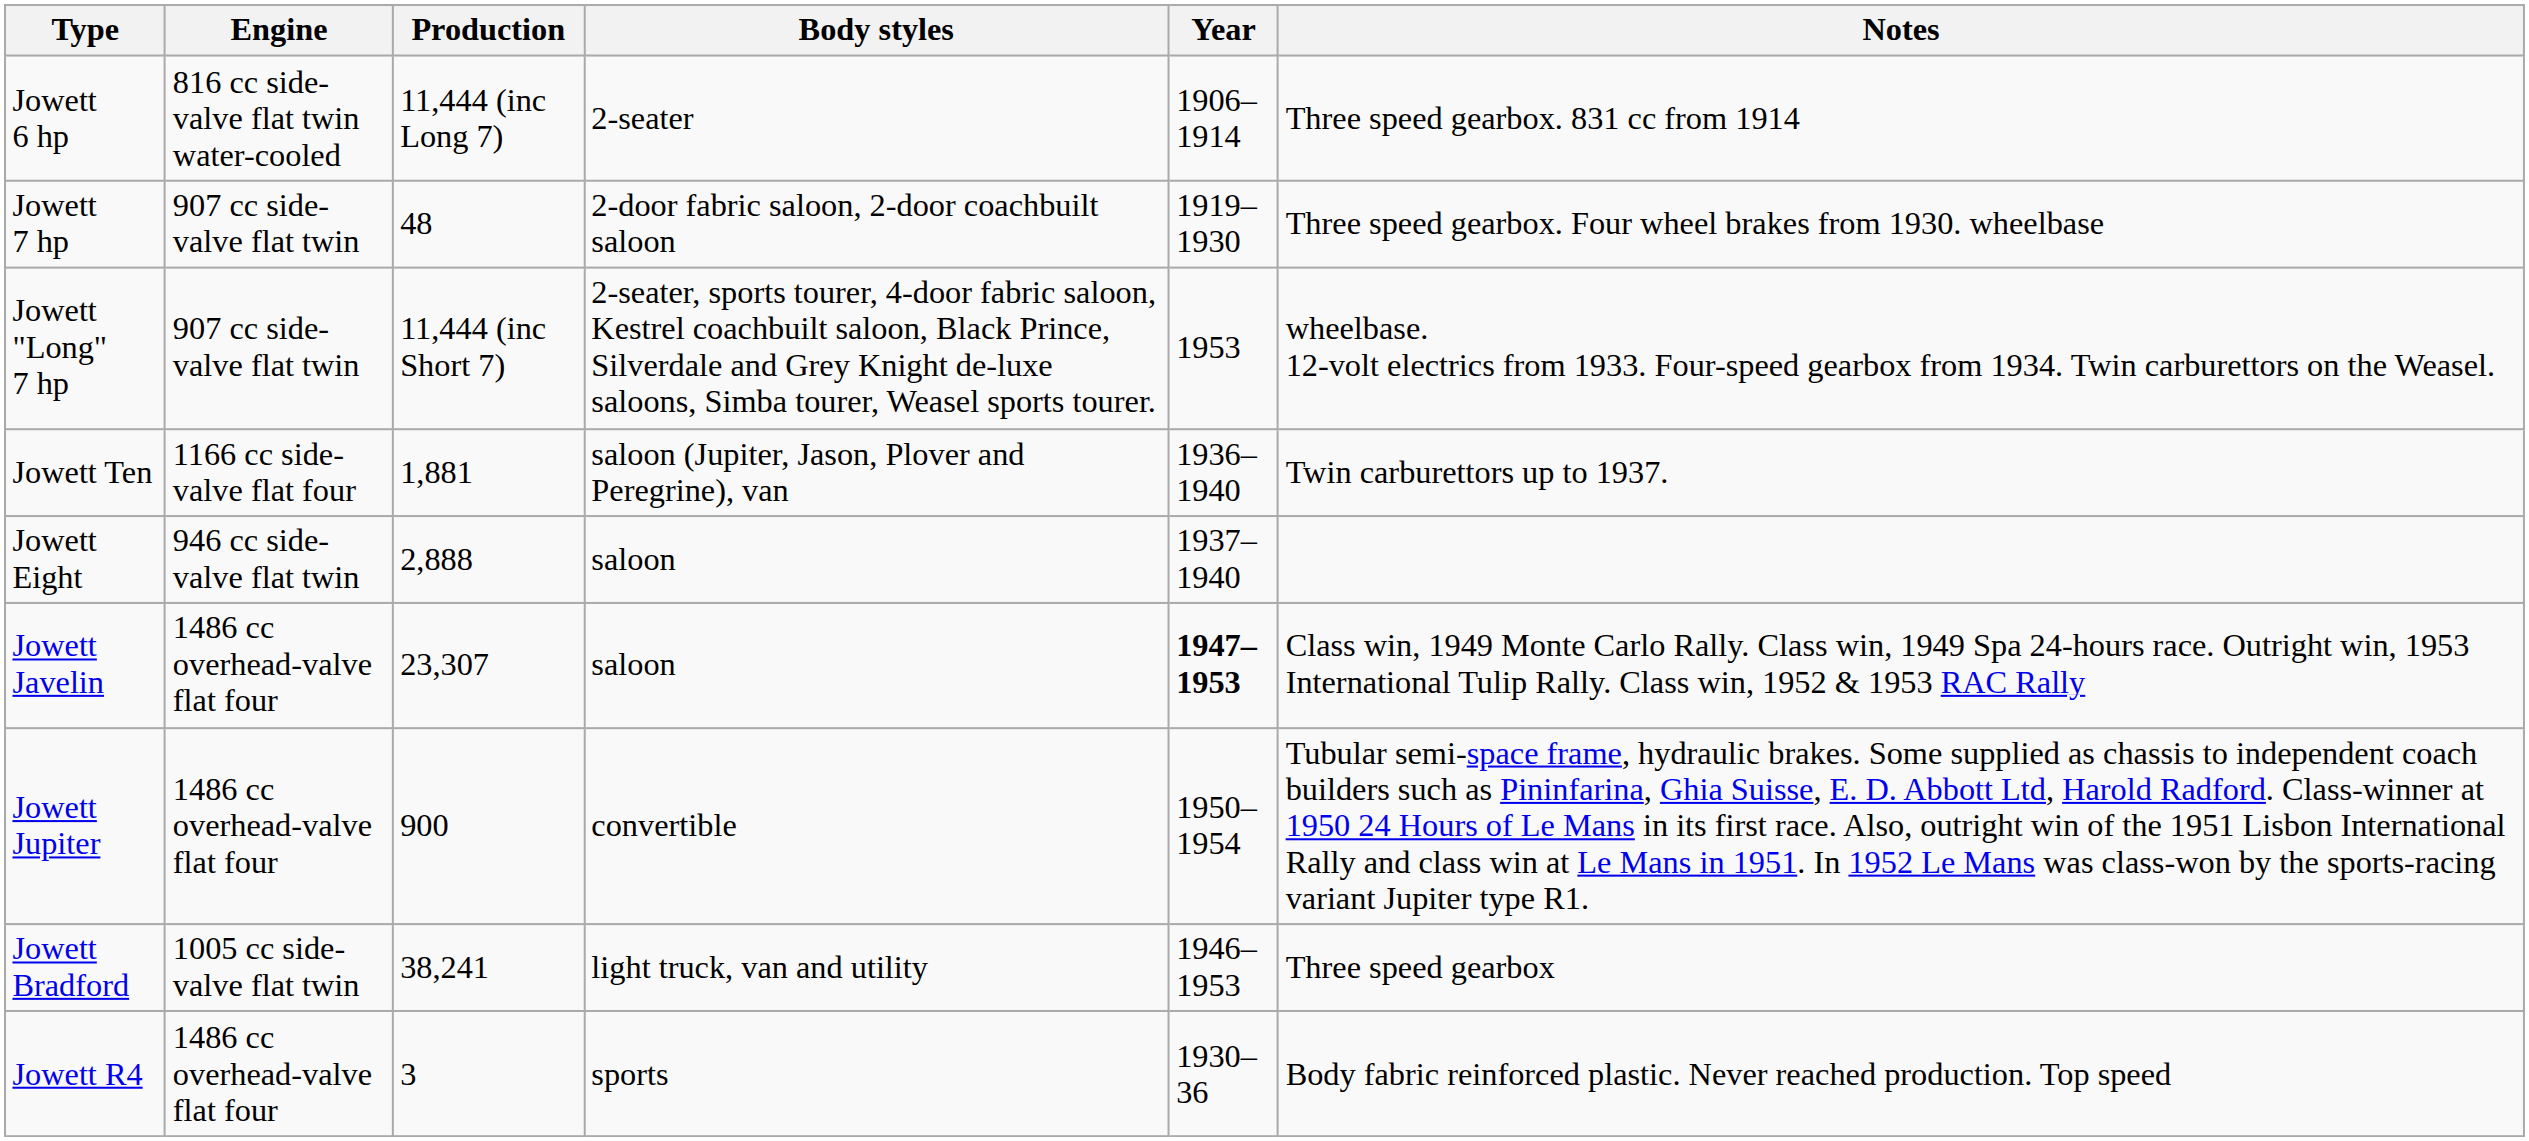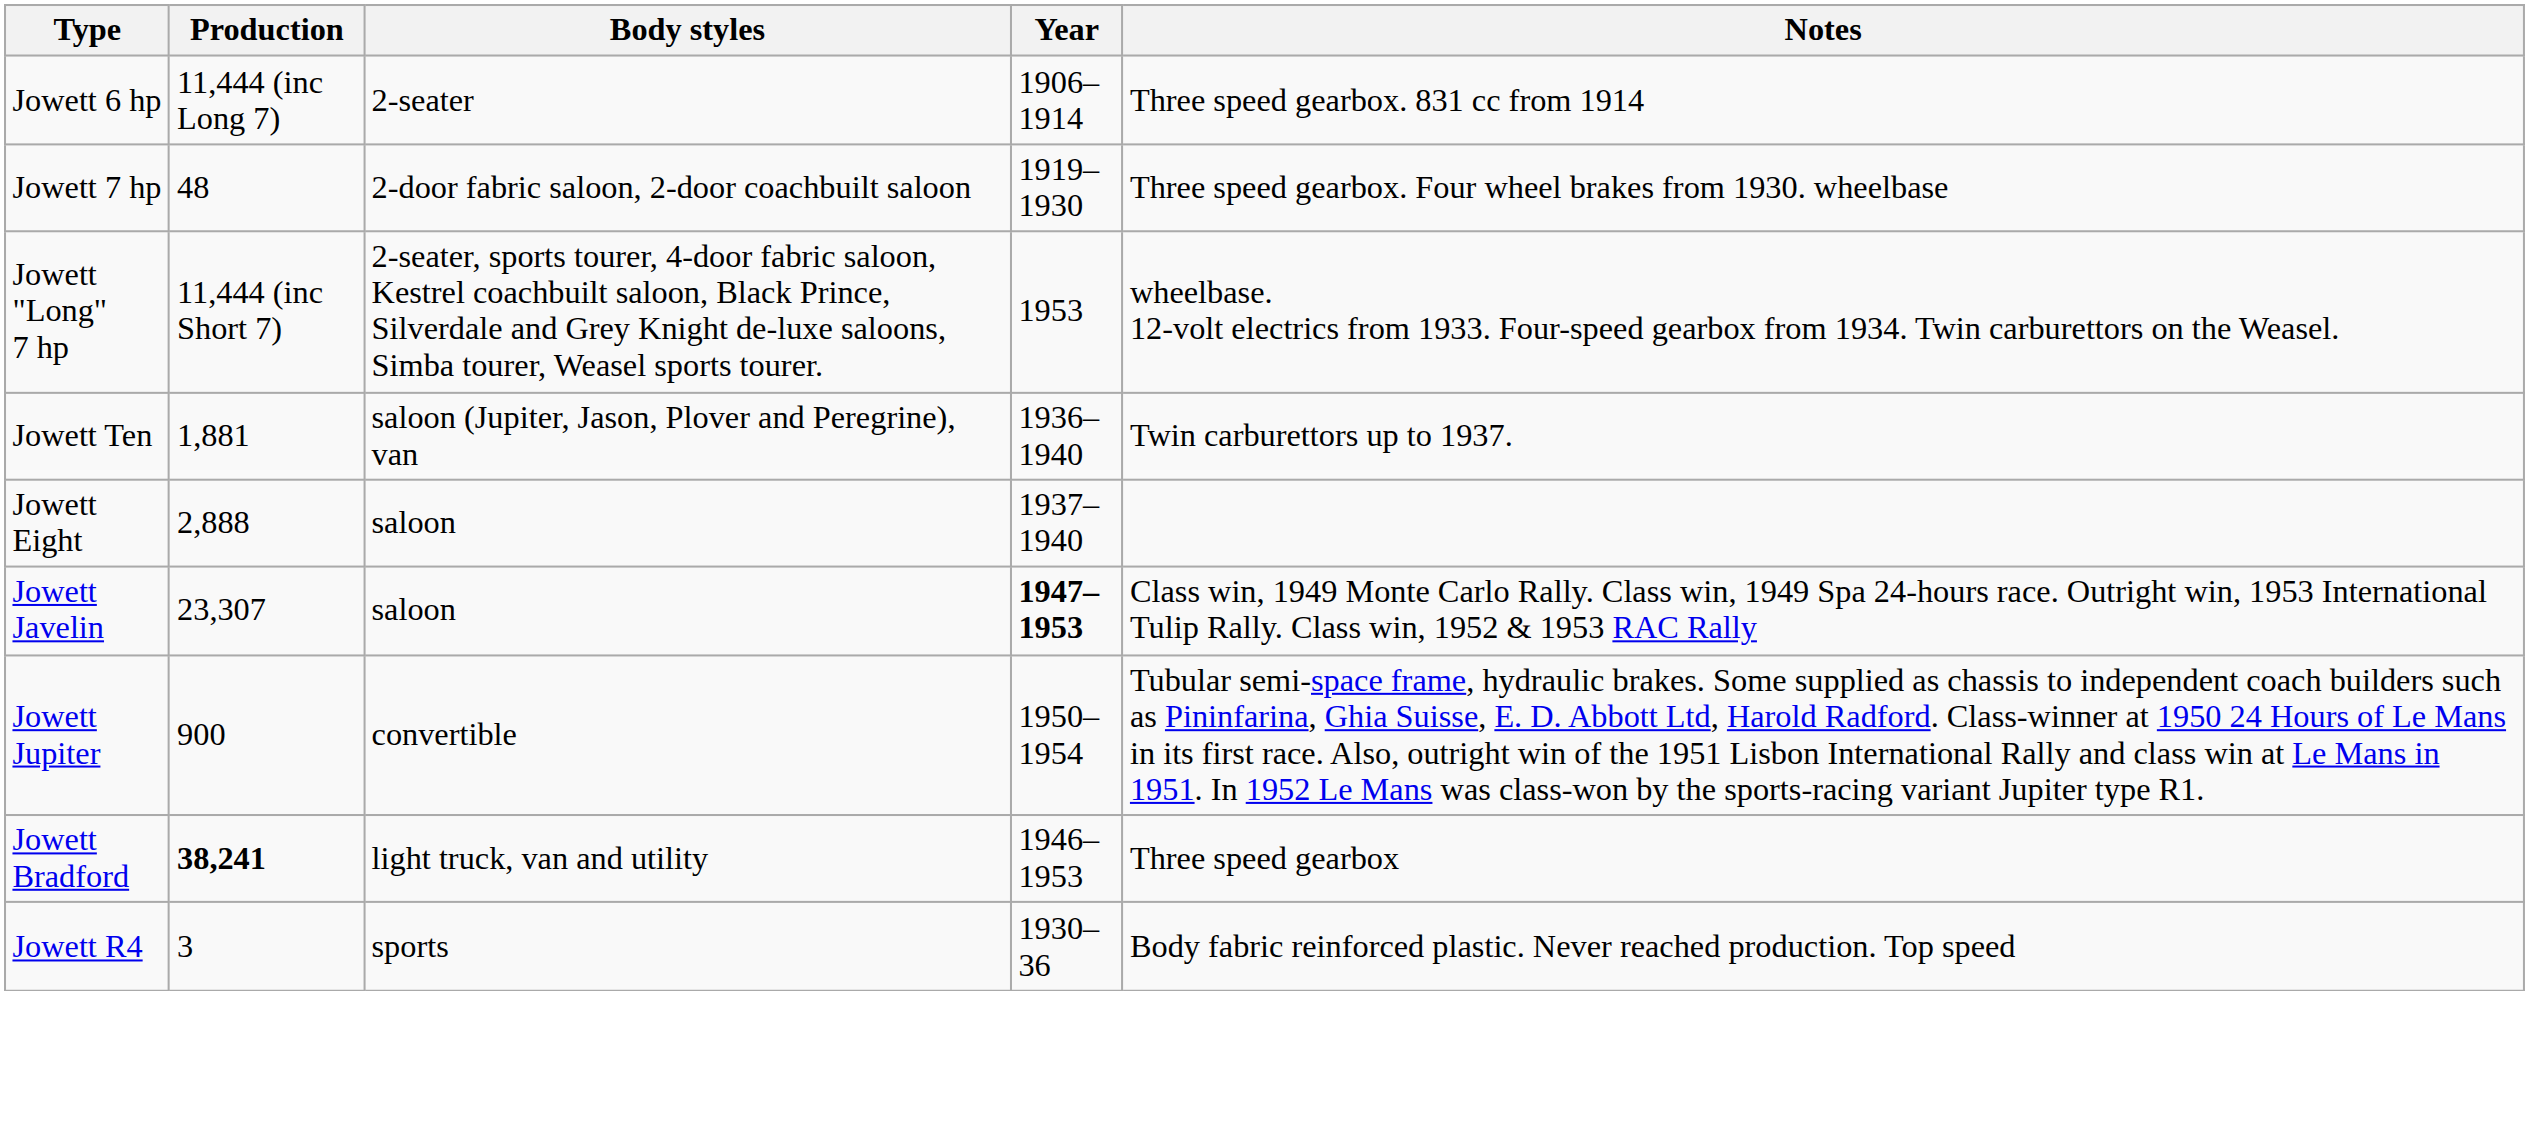- column: (279, 30)
(445, 967) normal -> (221, 858) bold
